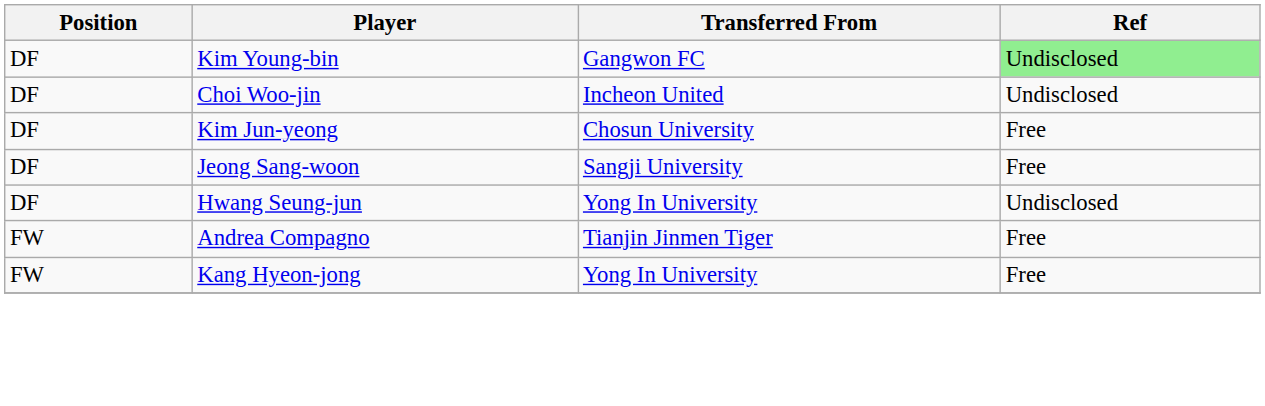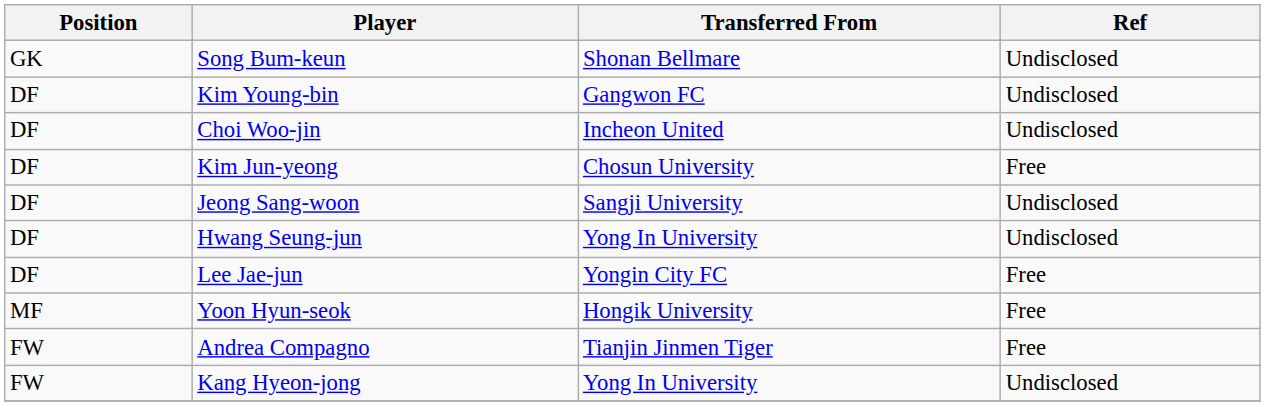+ row: (271, 58)
(1062, 58) lightgreen background -> (1062, 94) no background
(1026, 166) Free -> (1062, 202) Undisclosed
+ row: (250, 274)
+ row: (274, 310)
(1026, 274) Free -> (1062, 382) Undisclosed
